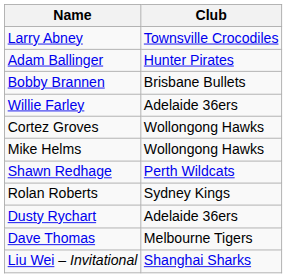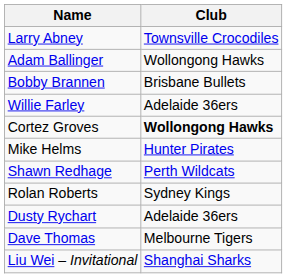(189, 60) Hunter Pirates -> (204, 60) Wollongong Hawks
(204, 127) normal -> (209, 127) bold
(204, 149) Wollongong Hawks -> (189, 149) Hunter Pirates
